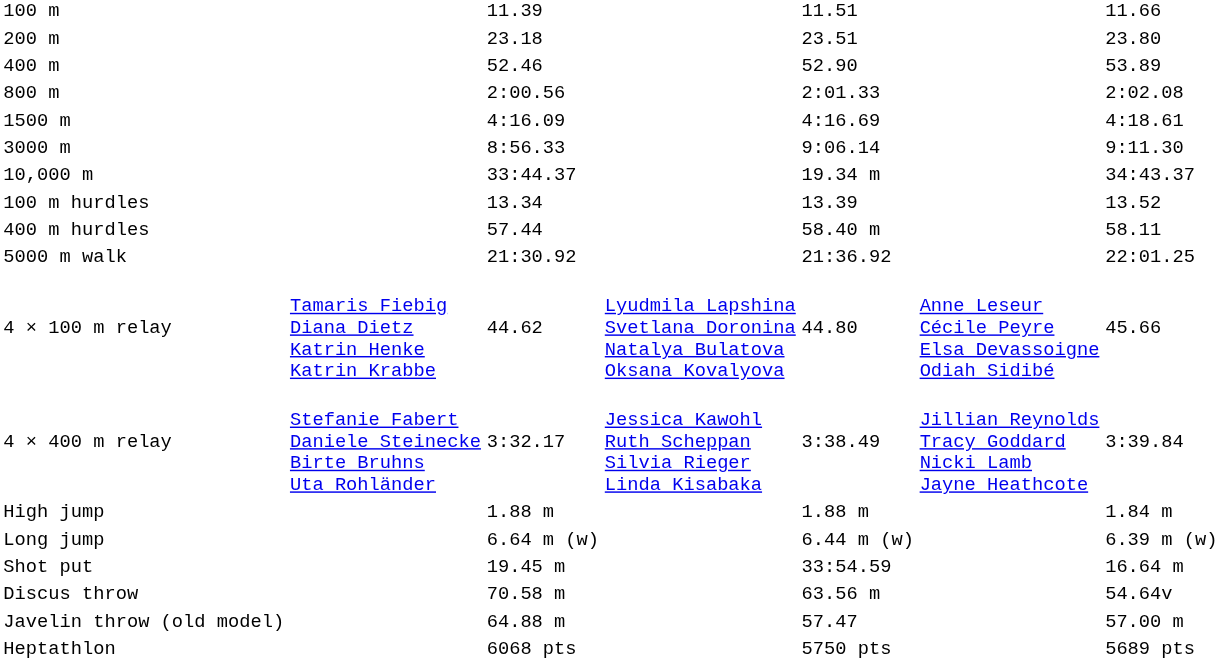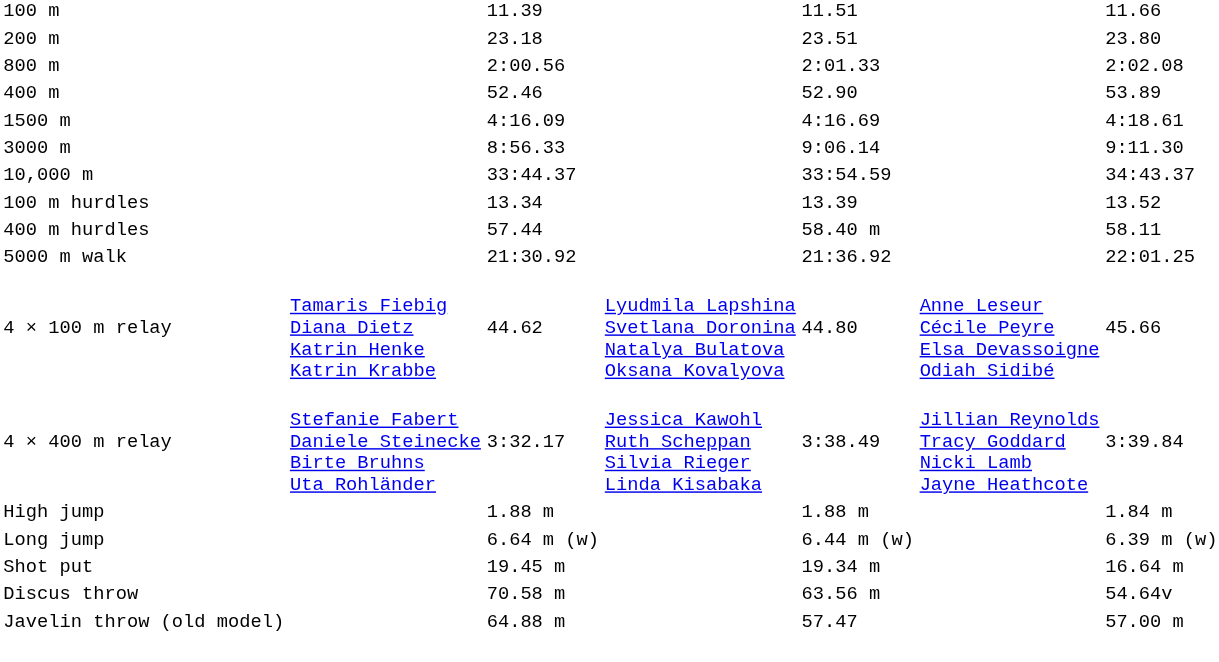rows swapped: (31, 66) <-> (31, 93)
(841, 175) 19.34 m -> (846, 175) 33:54.59
(846, 567) 33:54.59 -> (841, 567) 19.34 m
- row: (59, 649)
